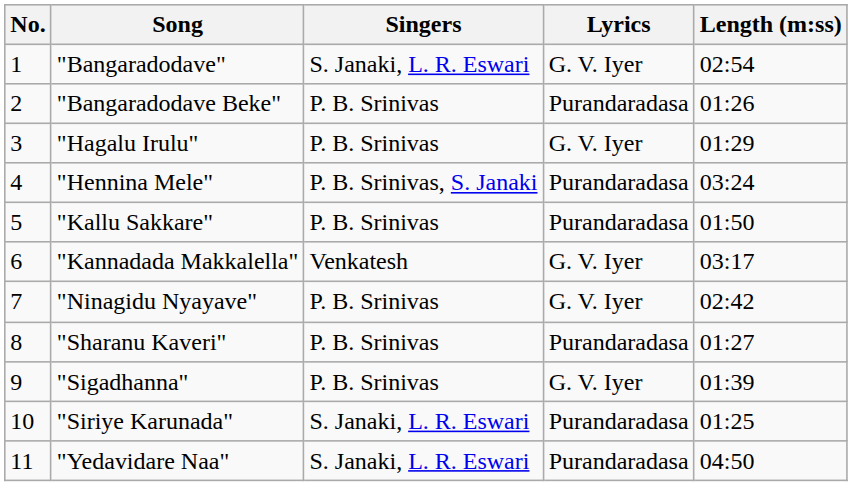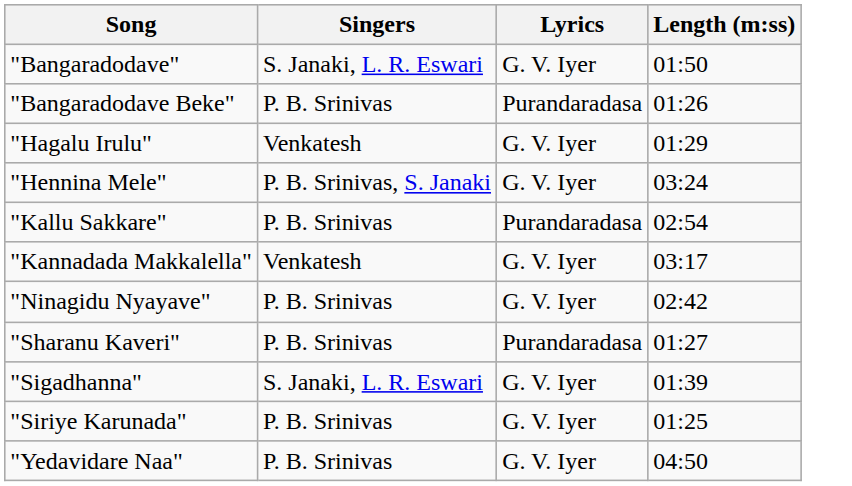- column: (28, 24)
(727, 64) 02:54 -> (681, 64) 01:50
(374, 143) P. B. Srinivas -> (312, 143) Venkatesh
(619, 182) Purandaradasa -> (549, 182) G. V. Iyer
(727, 222) 01:50 -> (681, 222) 02:54
(374, 380) P. B. Srinivas -> (373, 380) S. Janaki, L. R. Eswari
(419, 420) S. Janaki, L. R. Eswari -> (328, 420) P. B. Srinivas
(619, 420) Purandaradasa -> (549, 420) G. V. Iyer
(419, 460) S. Janaki, L. R. Eswari -> (328, 460) P. B. Srinivas
(619, 460) Purandaradasa -> (549, 460) G. V. Iyer
